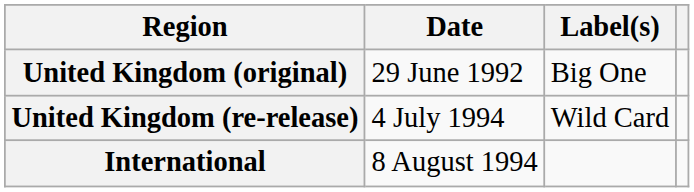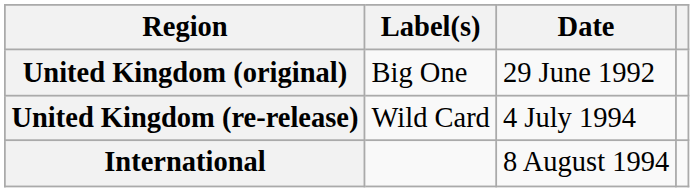columns swapped: (455, 27) <-> (610, 27)
